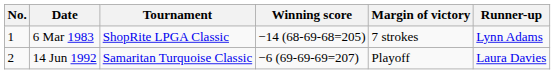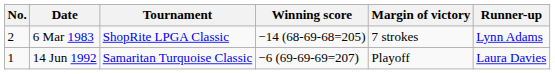(11, 37) 1 -> (11, 37) 2
(11, 58) 2 -> (11, 58) 1
